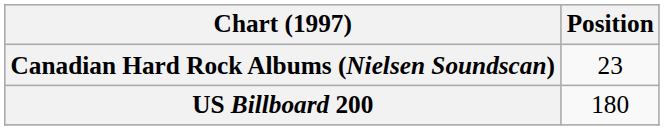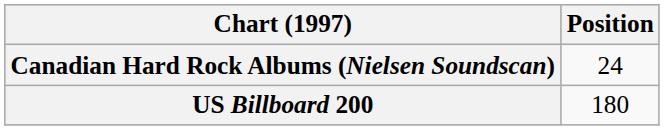(610, 64) 23 -> (610, 64) 24
